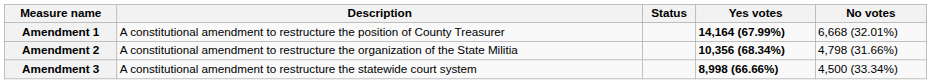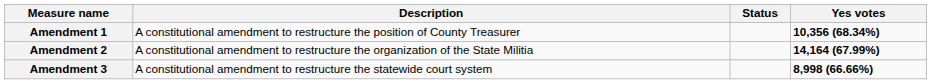- column: (871, 13)
(742, 32) 14,164 (67.99%) -> (836, 32) 10,356 (68.34%)
(742, 50) 10,356 (68.34%) -> (836, 50) 14,164 (67.99%)
